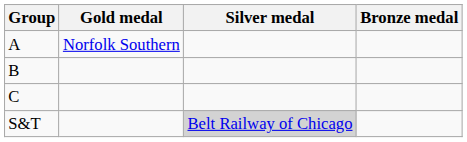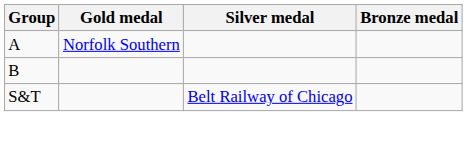- row: (14, 96)
(270, 123) lightgrey background -> (270, 96) no background
